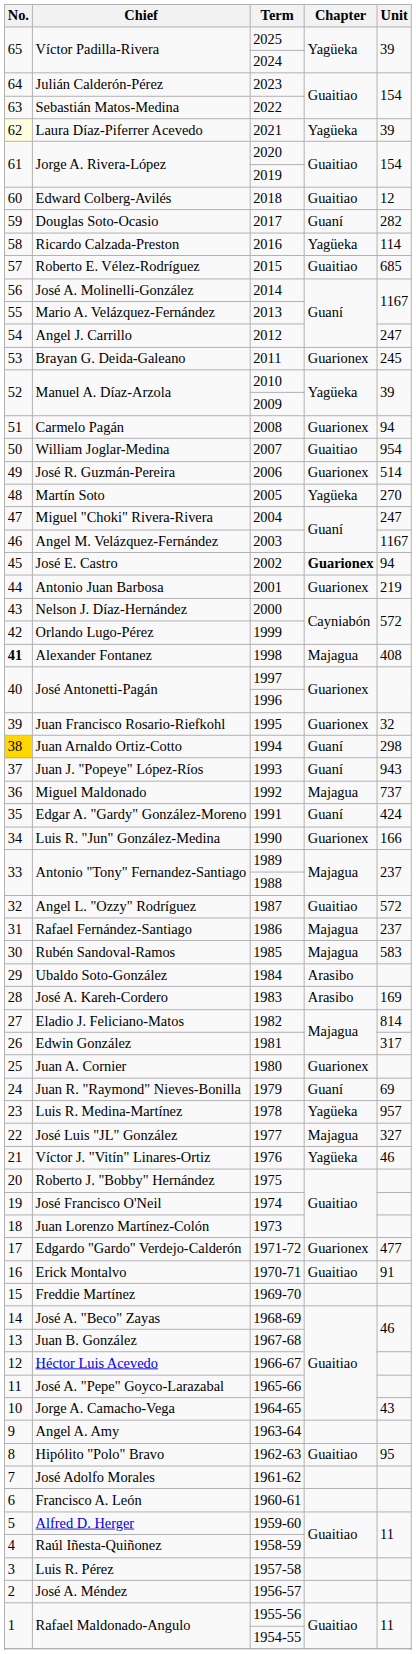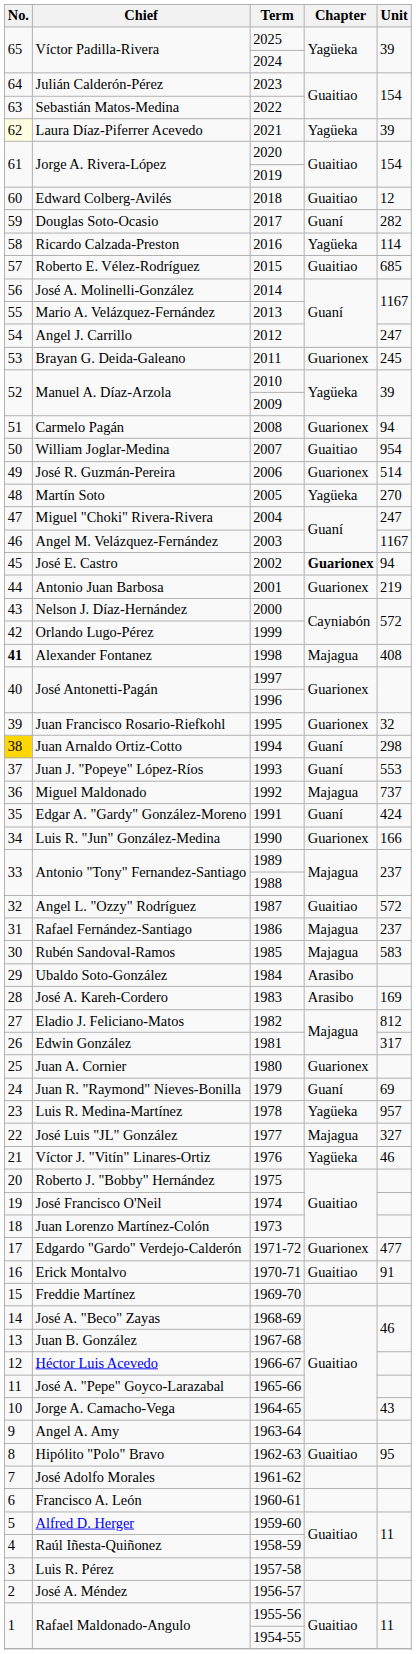(391, 769) 943 -> (391, 769) 553
(391, 1020) 814 -> (391, 1020) 812
